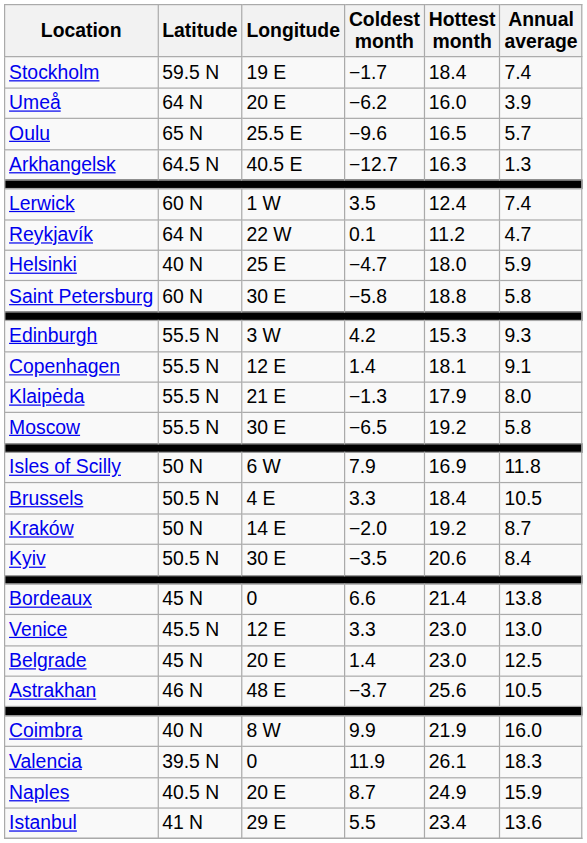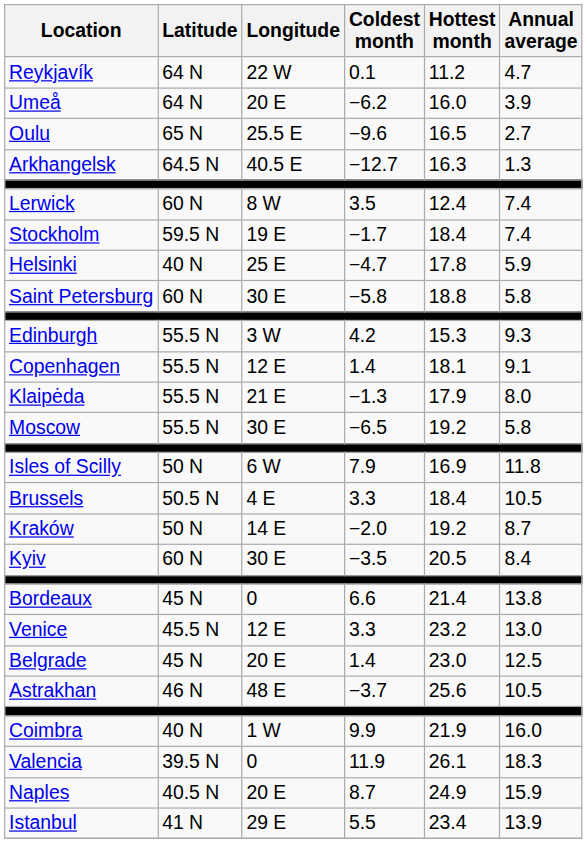rows swapped: (51, 234) <-> (54, 72)
(518, 133) 5.7 -> (518, 133) 2.7
(264, 204) 1 W -> (264, 204) 8 W
(448, 265) 18.0 -> (448, 265) 17.8
(191, 559) 50.5 N -> (183, 559) 60 N
(448, 559) 20.6 -> (448, 559) 20.5
(448, 629) 23.0 -> (448, 629) 23.2
(264, 731) 8 W -> (264, 731) 1 W
(523, 823) 13.6 -> (523, 823) 13.9
